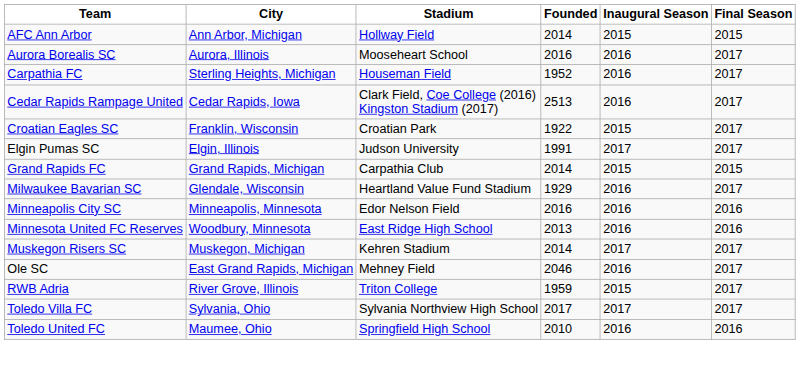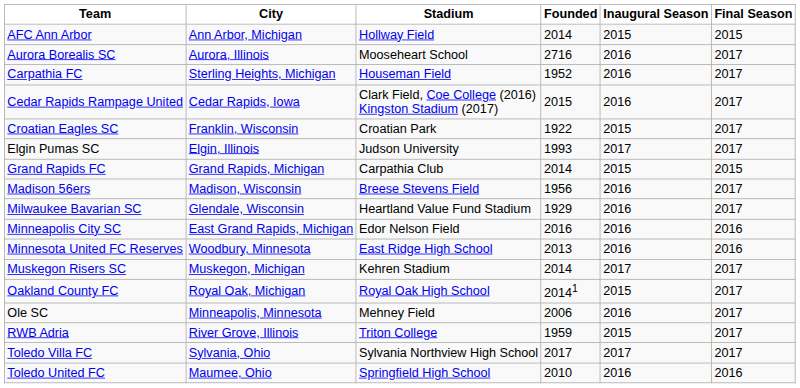(558, 54) 2016 -> (558, 54) 2716
(558, 101) 2513 -> (558, 101) 2015
(558, 149) 1991 -> (558, 149) 1993
+ row: (49, 189)
(255, 209) Minneapolis, Minnesota -> (271, 229) East Grand Rapids, Michigan
+ row: (63, 291)
(271, 269) East Grand Rapids, Michigan -> (255, 312) Minneapolis, Minnesota
(558, 269) 2046 -> (558, 312) 2006
